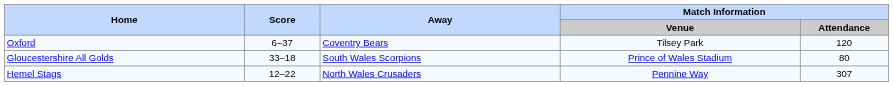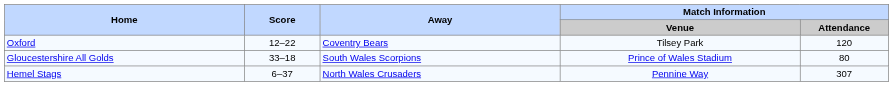(282, 43) 6–37 -> (282, 43) 12–22
(282, 74) 12–22 -> (282, 74) 6–37
